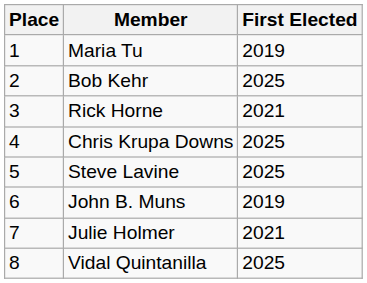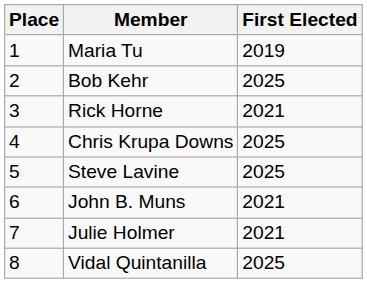(264, 202) 2019 -> (264, 202) 2021
